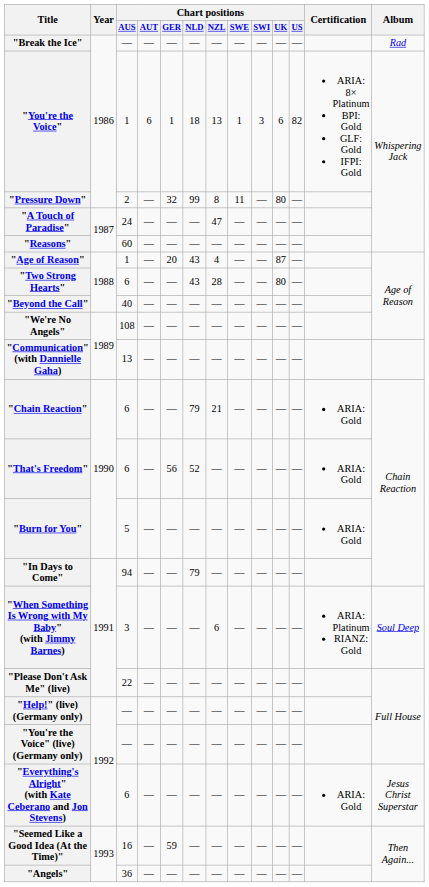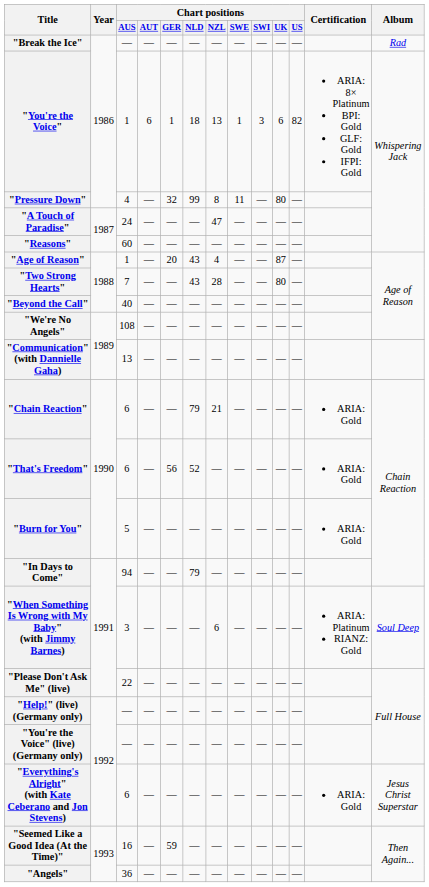(127, 199) 2 -> (127, 199) 4
(127, 282) 6 -> (127, 282) 7
